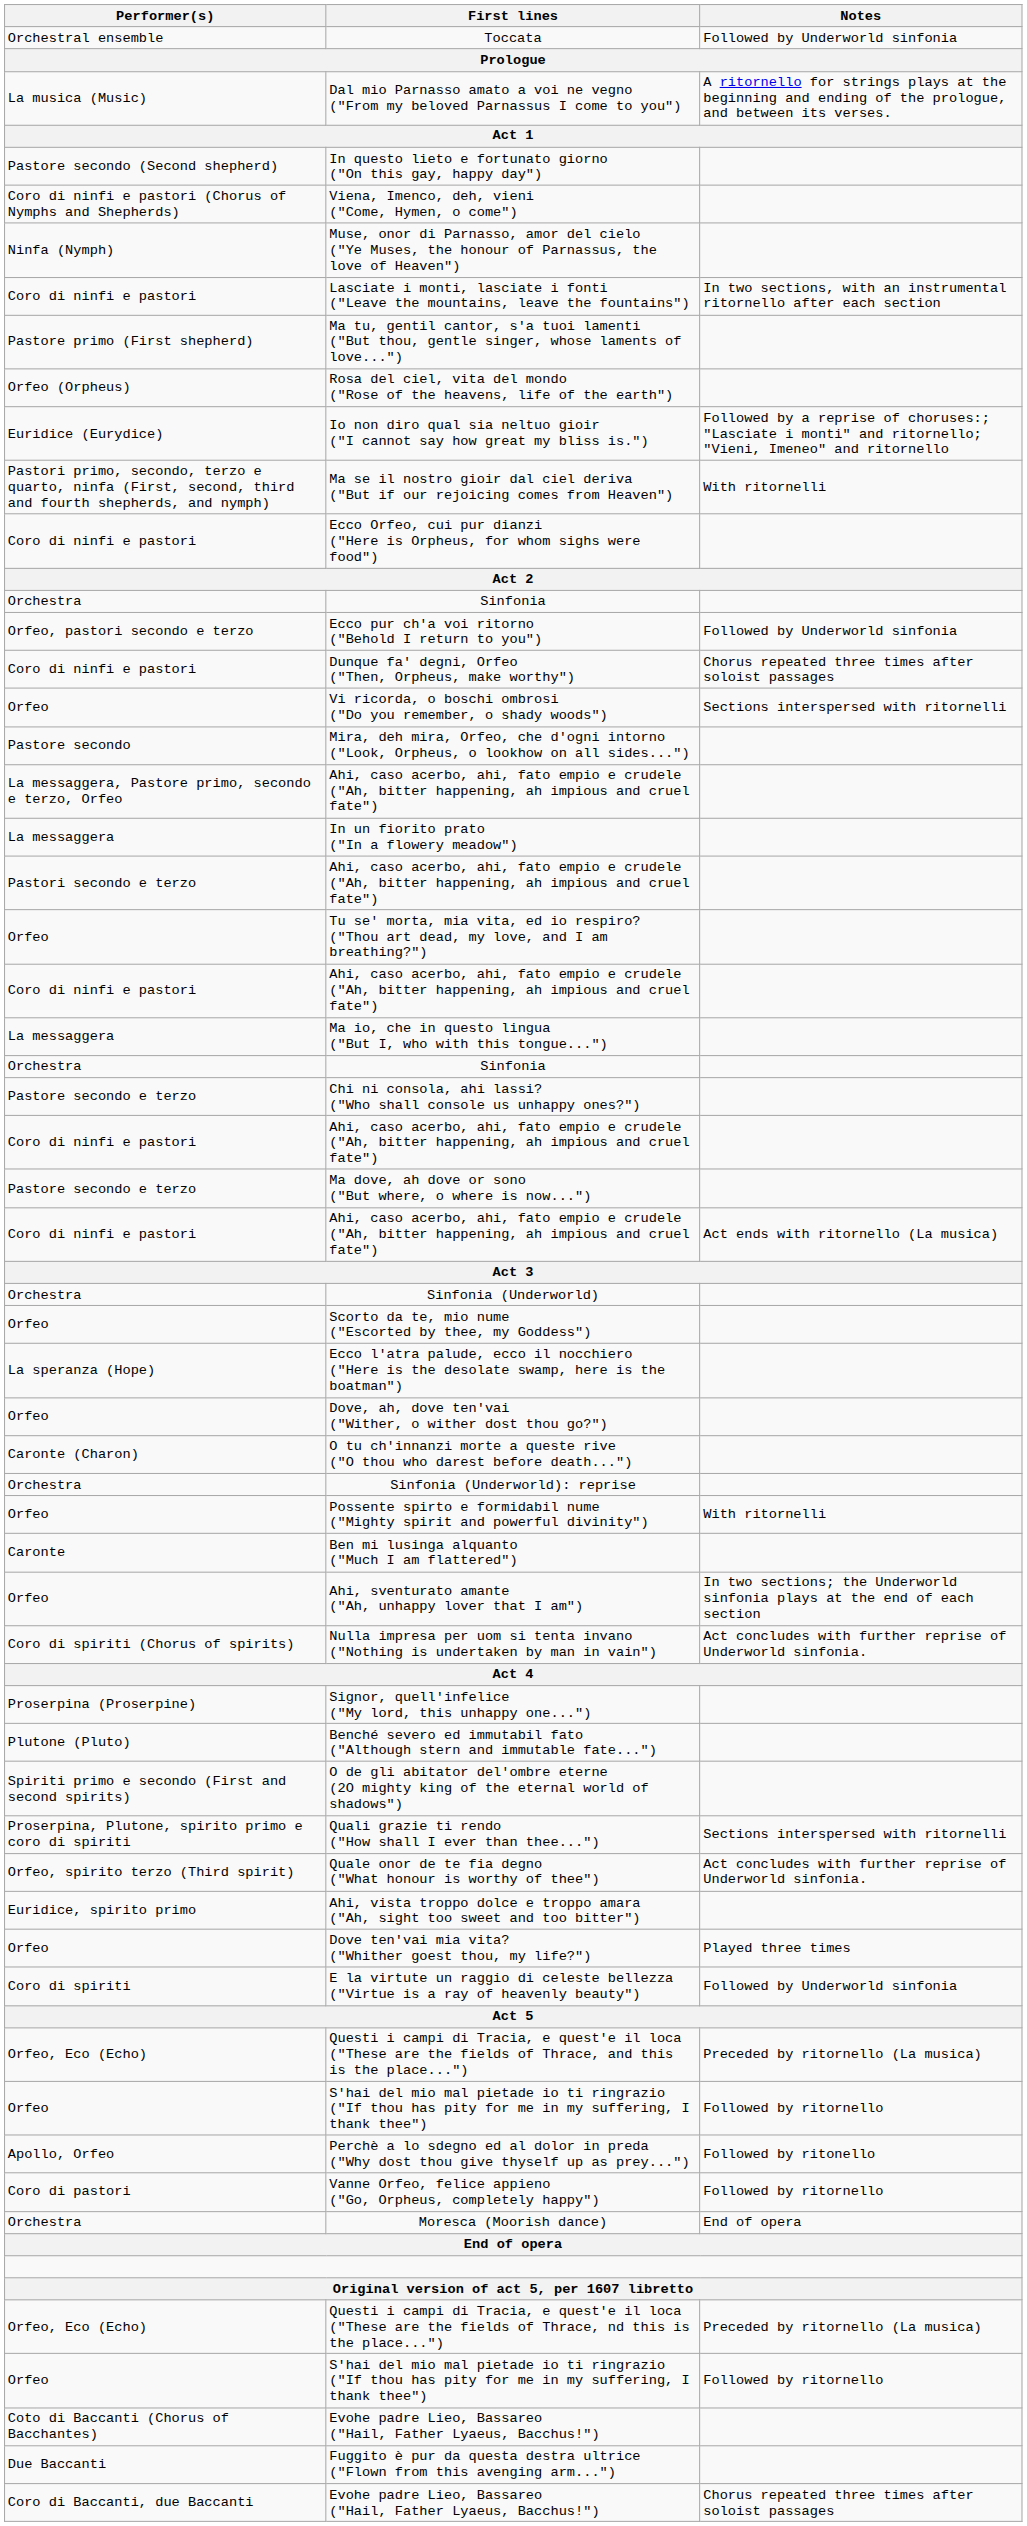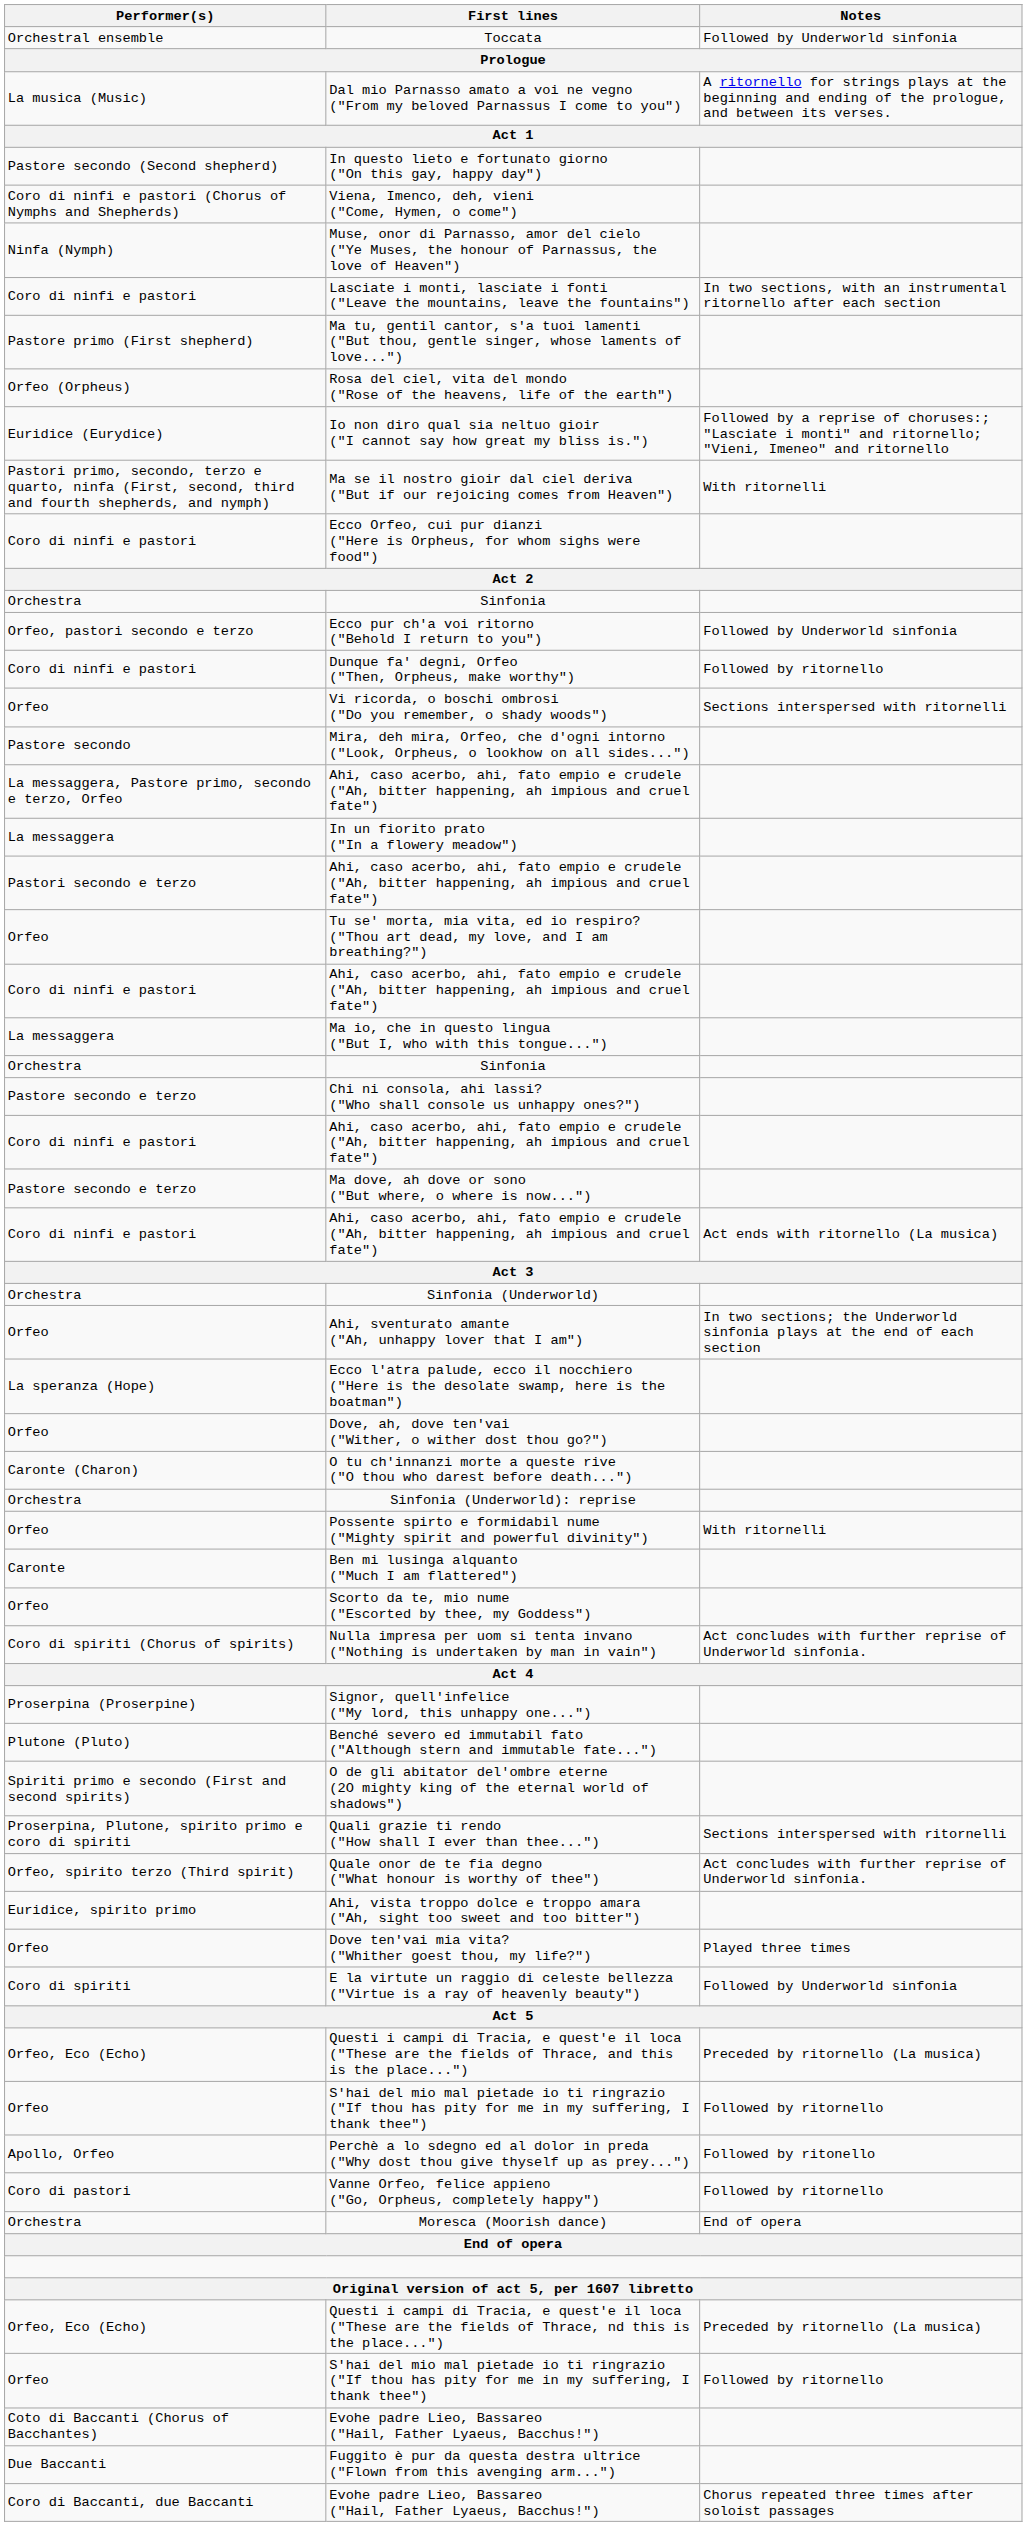(838, 669) Chorus repeated three times after soloist passages -> (793, 669) Followed by ritornello
rows swapped: (28, 1325) <-> (28, 1599)
